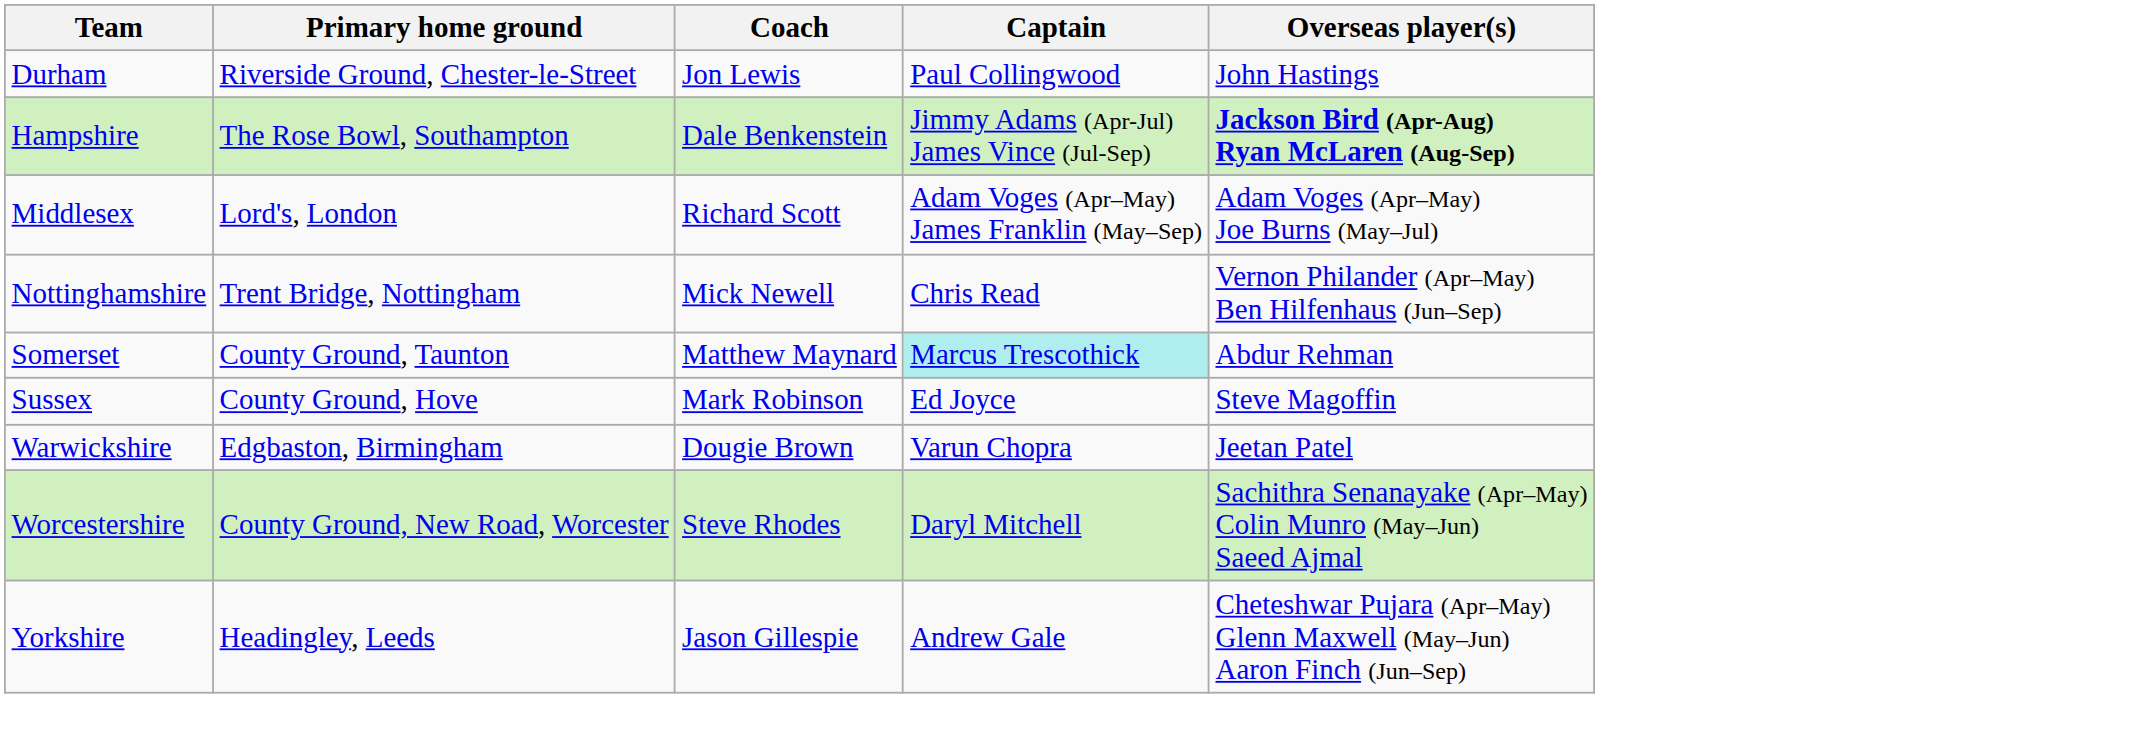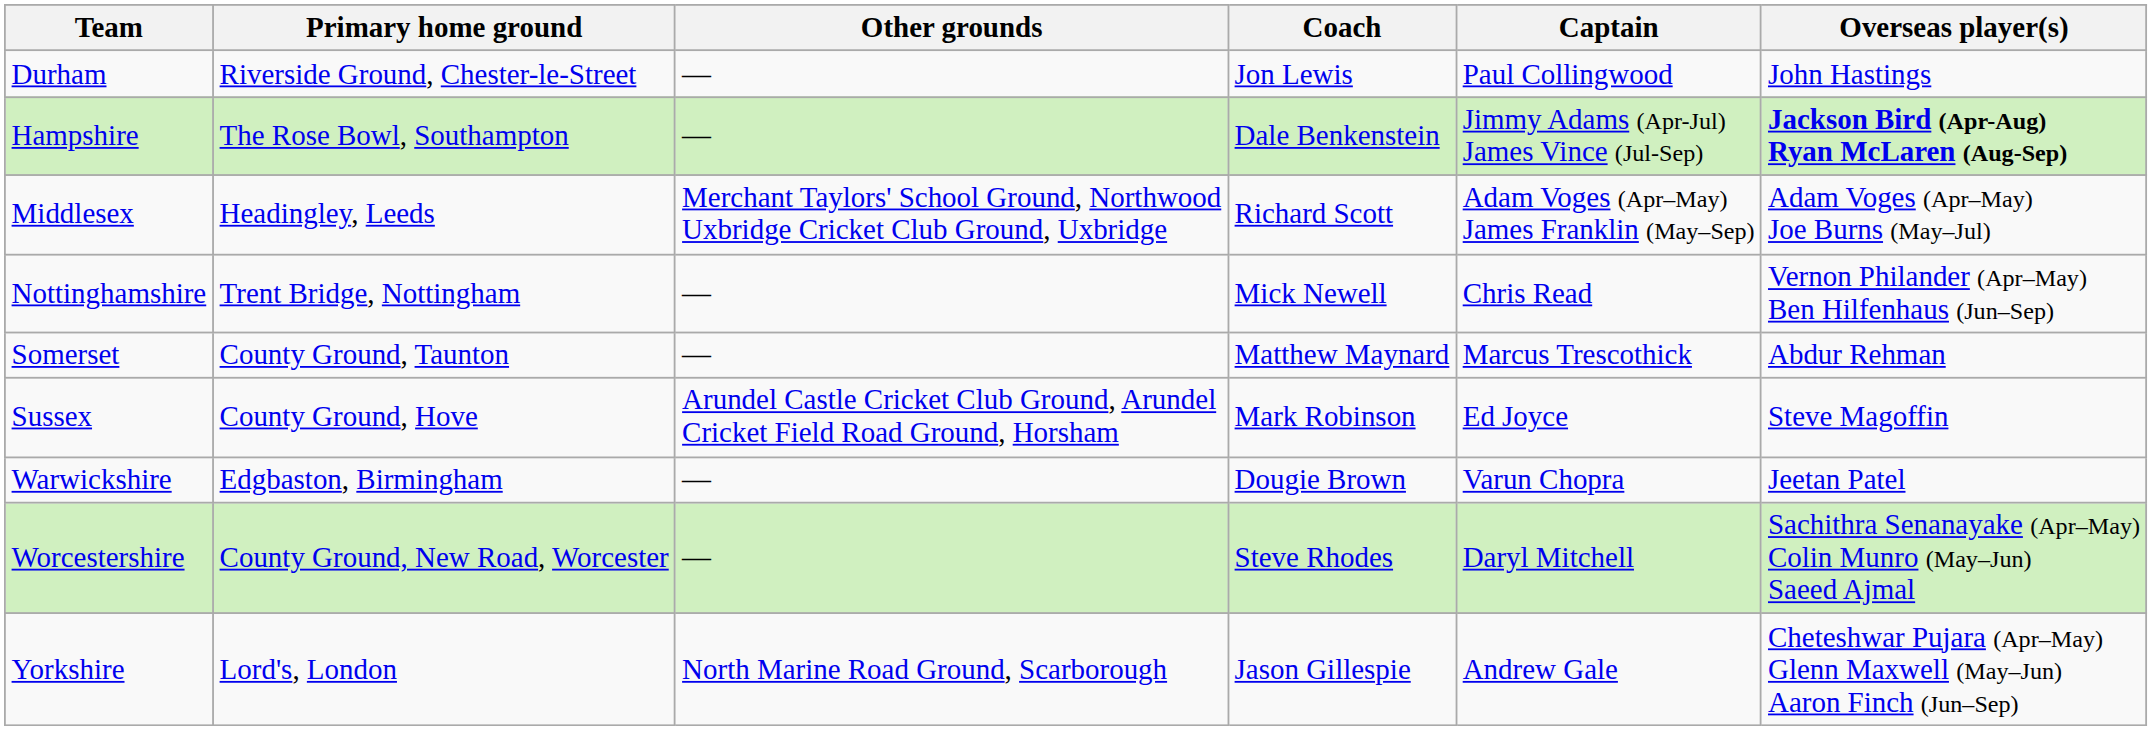+ column: (952, 27)
(308, 214) Lord's, London -> (327, 214) Headingley, Leeds
(1025, 354) paleturquoise background -> (1577, 354) no background
(327, 636) Headingley, Leeds -> (308, 668) Lord's, London
